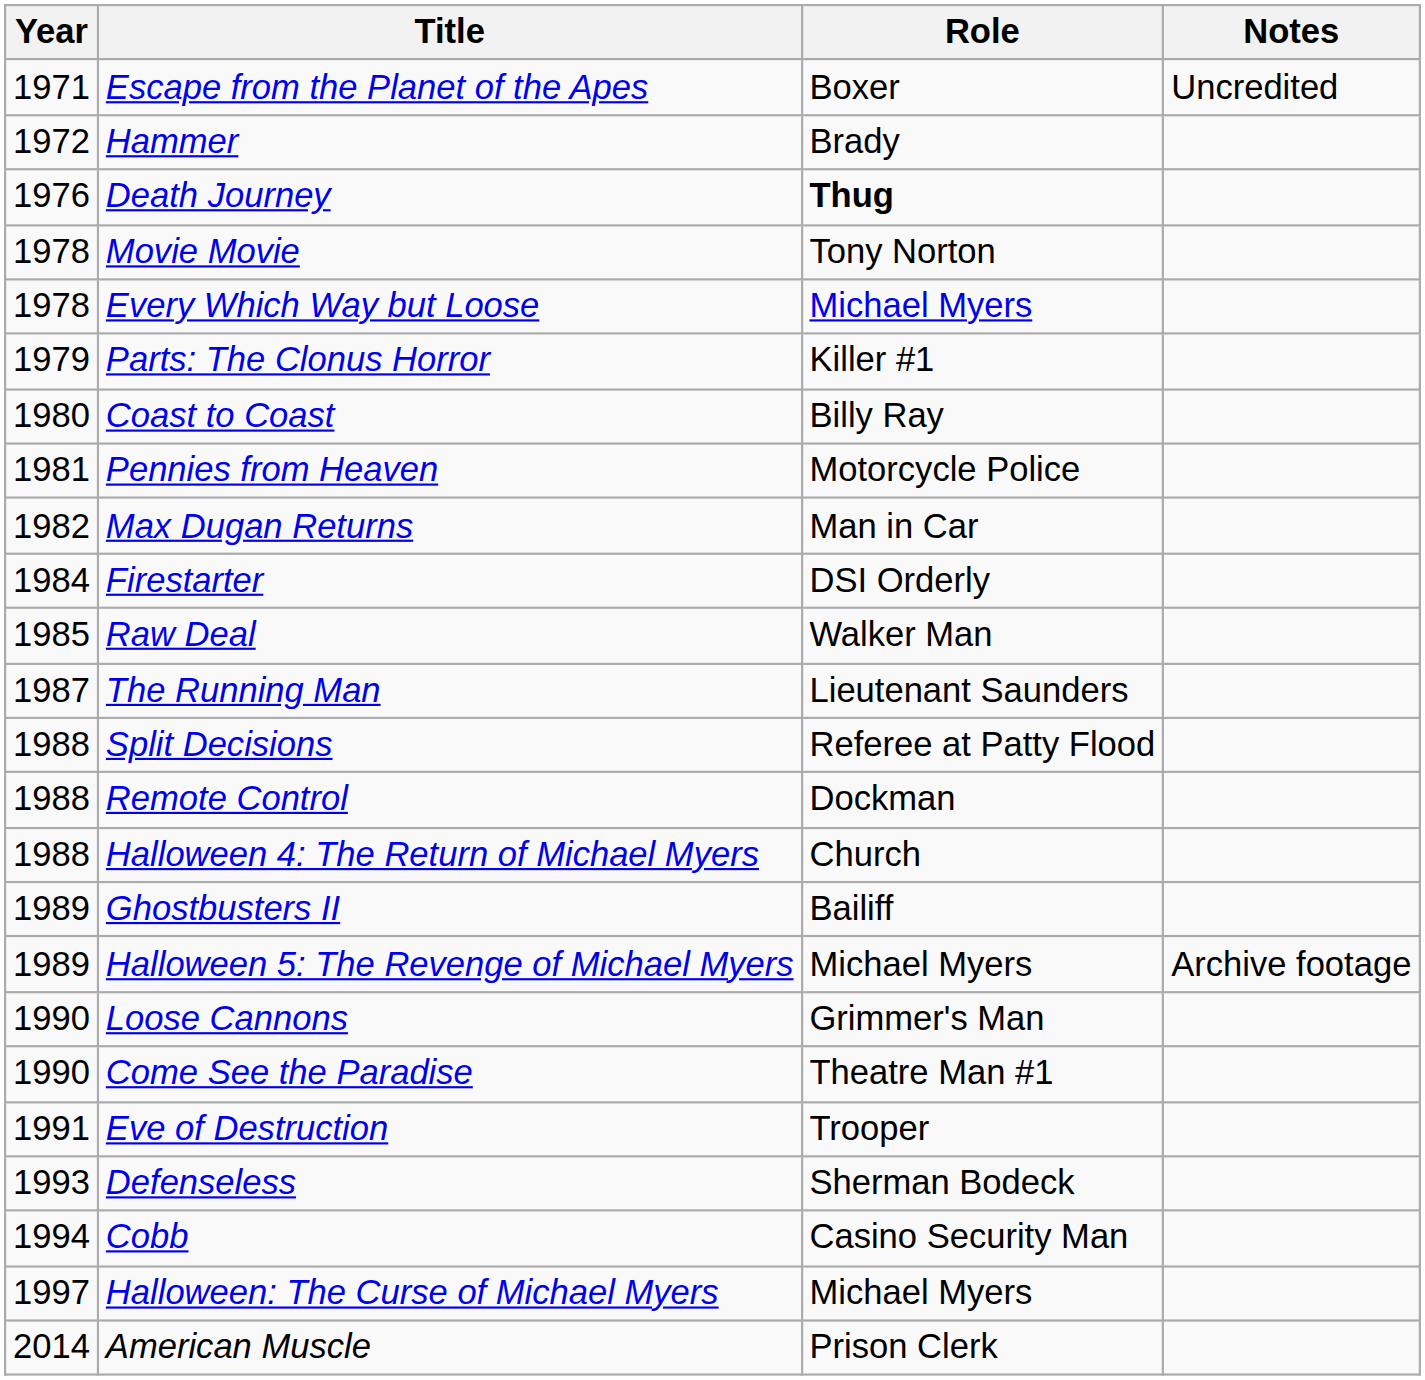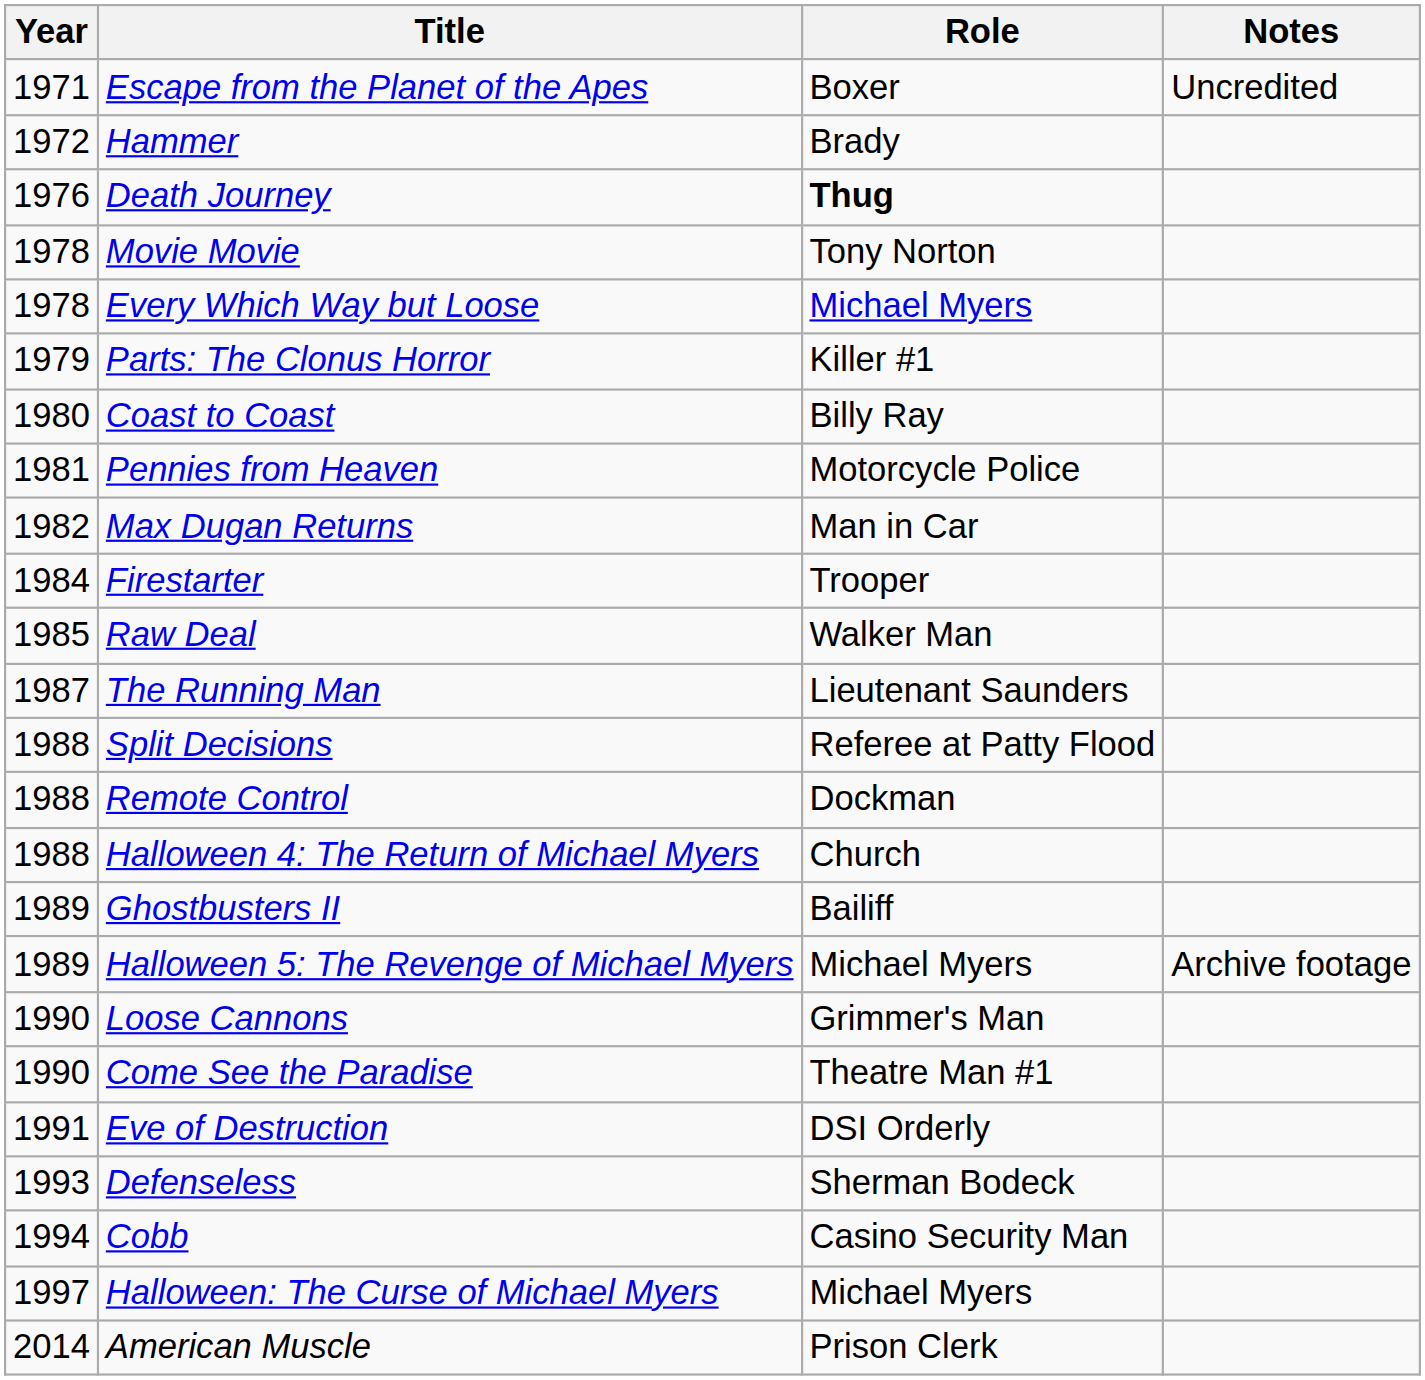(900, 580) DSI Orderly -> (869, 580) Trooper
(869, 1128) Trooper -> (900, 1128) DSI Orderly
